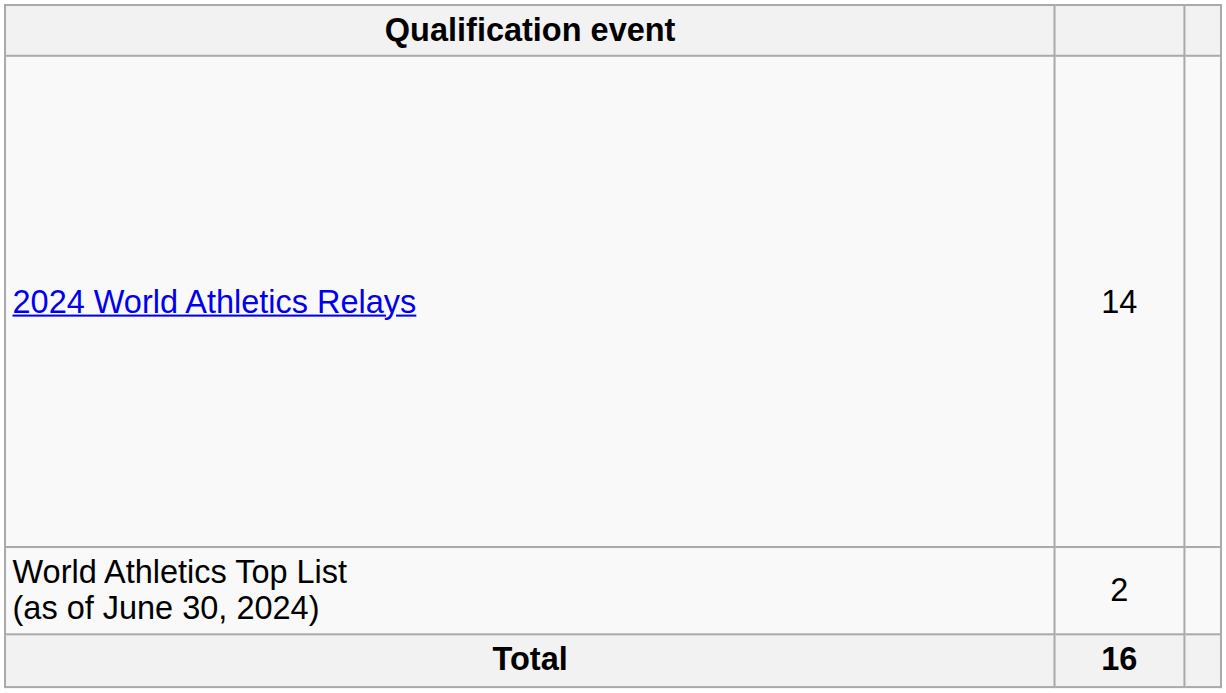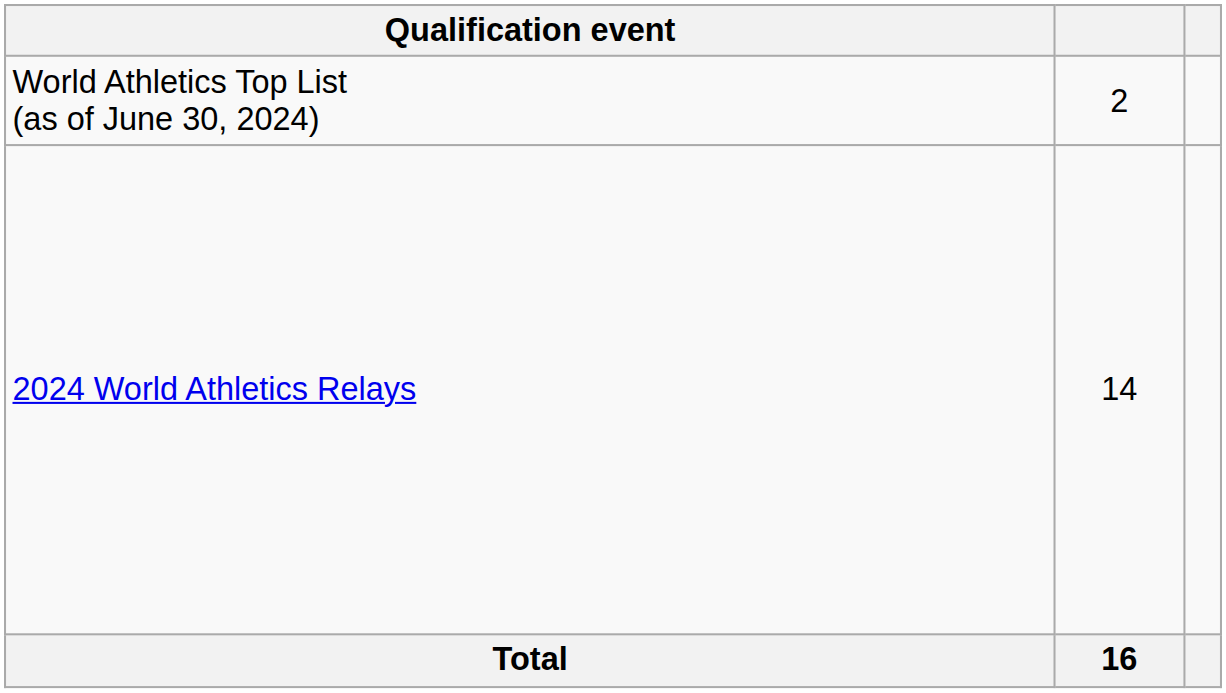rows swapped: (214, 301) <-> (180, 590)
